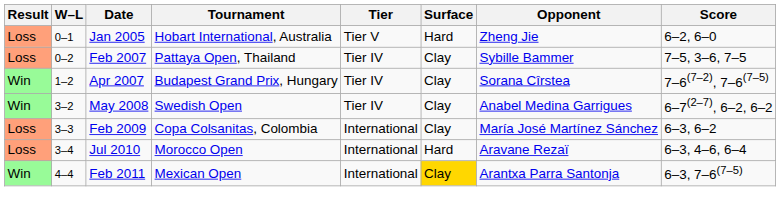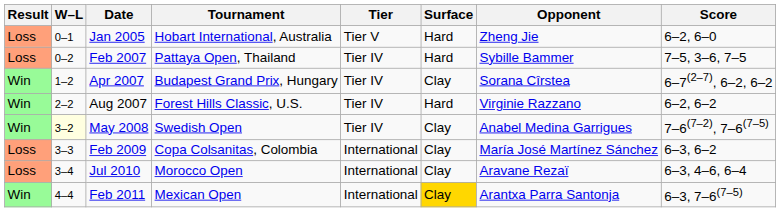(437, 57) Clay -> (439, 57) Hard
(717, 80) 7–6(7–2), 7–6(7–5) -> (718, 80) 6–7(2–7), 6–2, 6–2
+ row: (118, 104)
(64, 106) no background -> (64, 128) lightyellow background
(718, 105) 6–7(2–7), 6–2, 6–2 -> (717, 127) 7–6(7–2), 7–6(7–5)
(439, 150) Hard -> (437, 171) Clay
